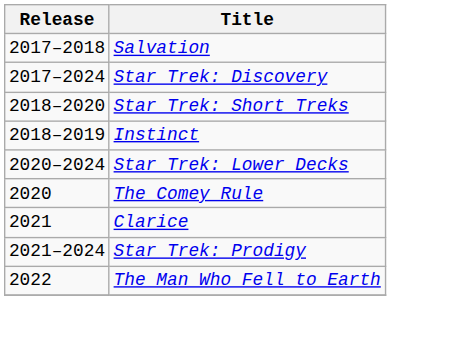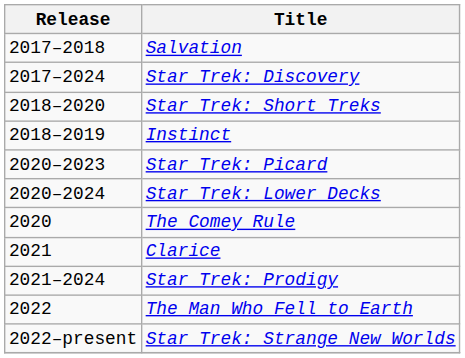+ row: (237, 164)
+ row: (301, 338)
